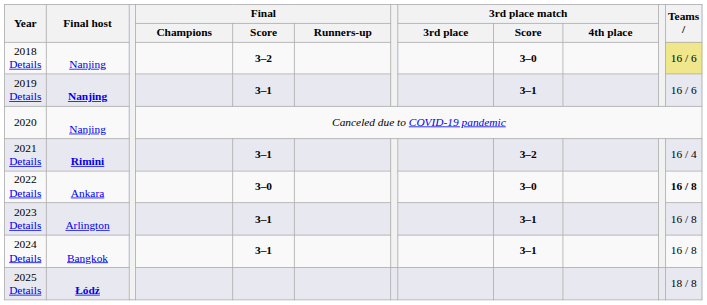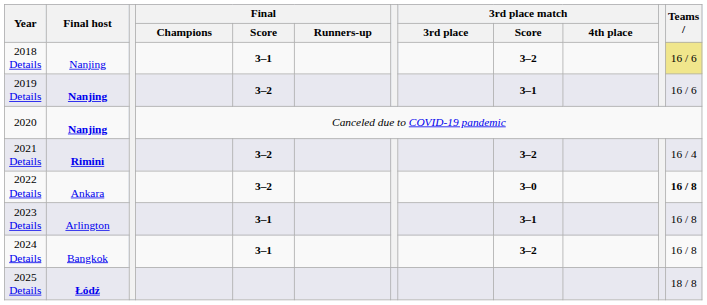(264, 58) 3–2 -> (264, 58) 3–1
(528, 58) 3–0 -> (528, 58) 3–2
(264, 90) 3–1 -> (264, 90) 3–2
(88, 129) normal -> (88, 129) bold
(264, 155) 3–1 -> (264, 155) 3–2
(264, 187) 3–0 -> (264, 187) 3–2
(528, 251) 3–1 -> (528, 251) 3–2
